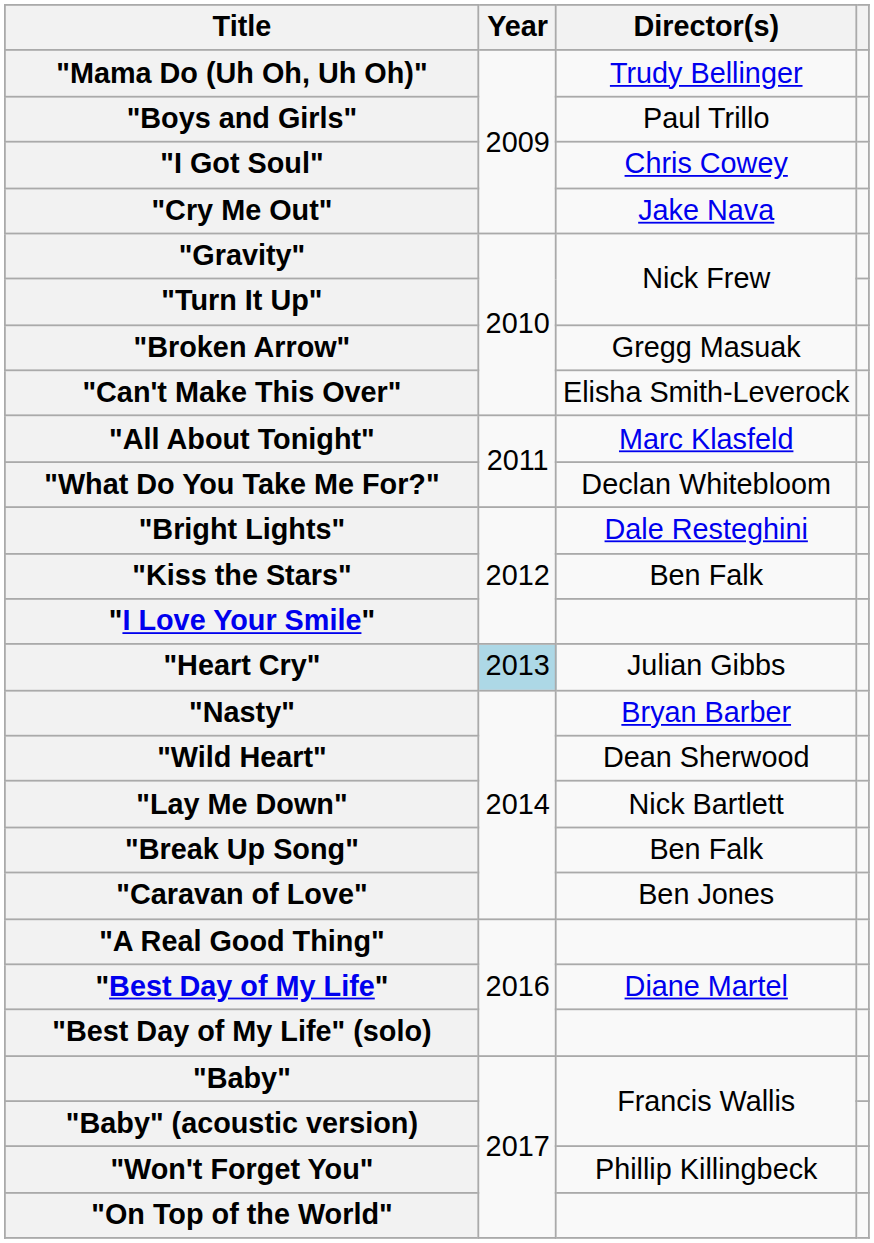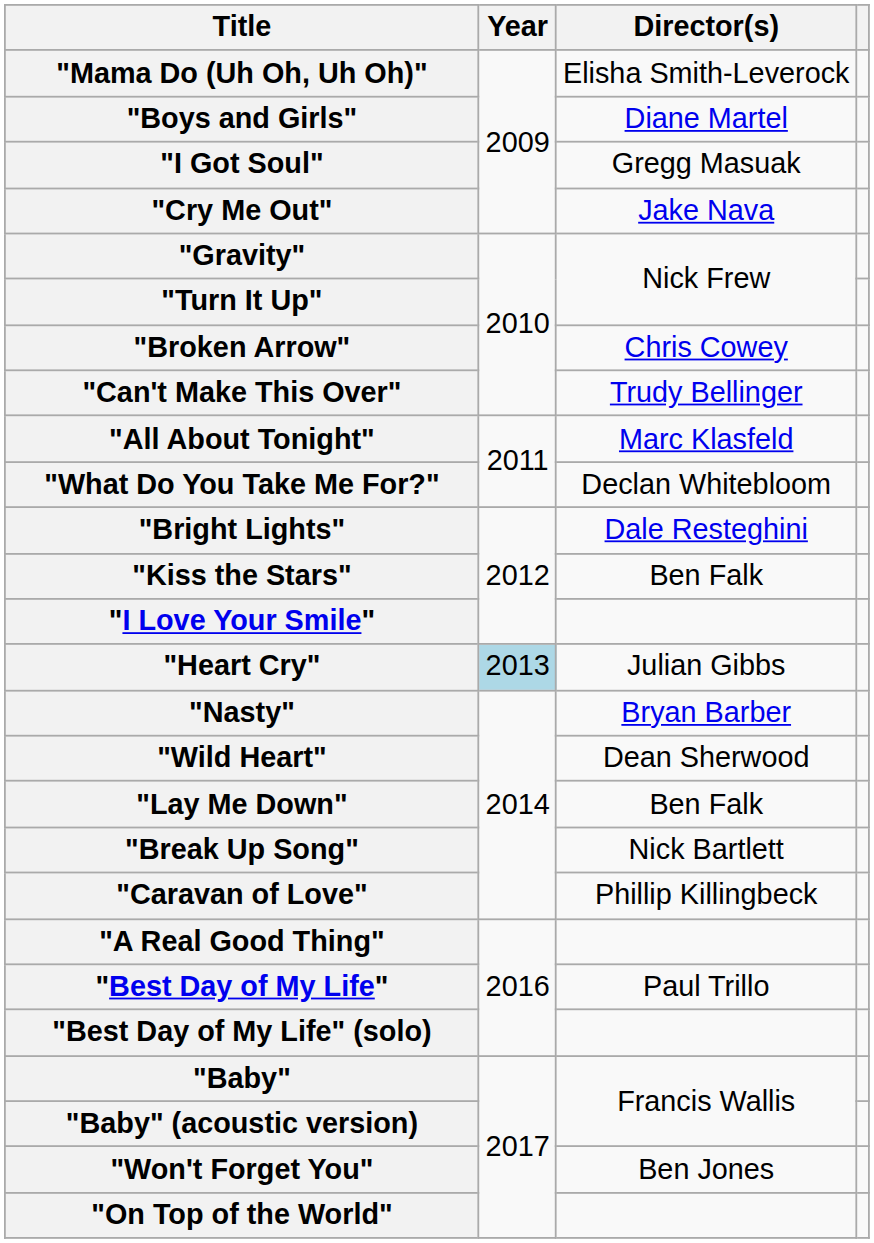(706, 73) Trudy Bellinger -> (706, 73) Elisha Smith-Leverock
(706, 118) Paul Trillo -> (706, 118) Diane Martel
(706, 164) Chris Cowey -> (706, 164) Gregg Masuak
(706, 347) Gregg Masuak -> (706, 347) Chris Cowey
(706, 392) Elisha Smith-Leverock -> (706, 392) Trudy Bellinger
(706, 803) Nick Bartlett -> (706, 803) Ben Falk
(706, 849) Ben Falk -> (706, 849) Nick Bartlett
(706, 895) Ben Jones -> (706, 895) Phillip Killingbeck
(706, 986) Diane Martel -> (706, 986) Paul Trillo
(706, 1169) Phillip Killingbeck -> (706, 1169) Ben Jones
